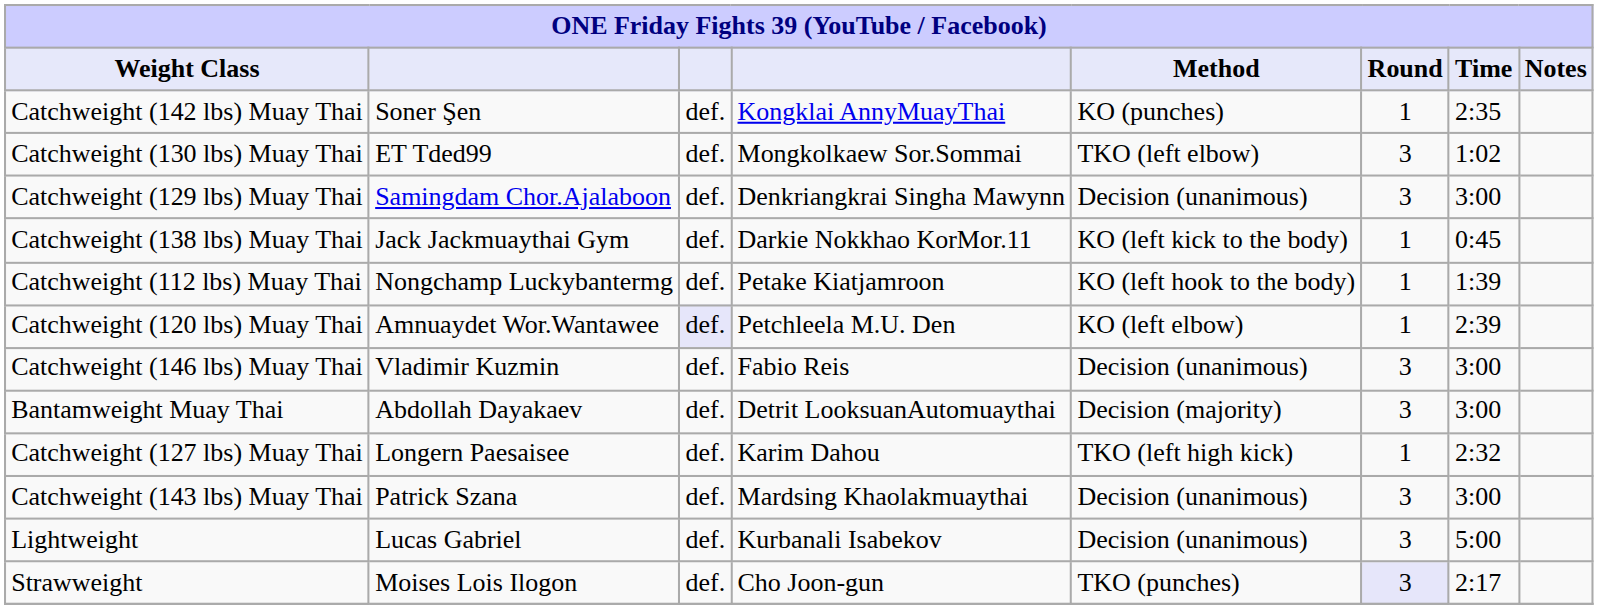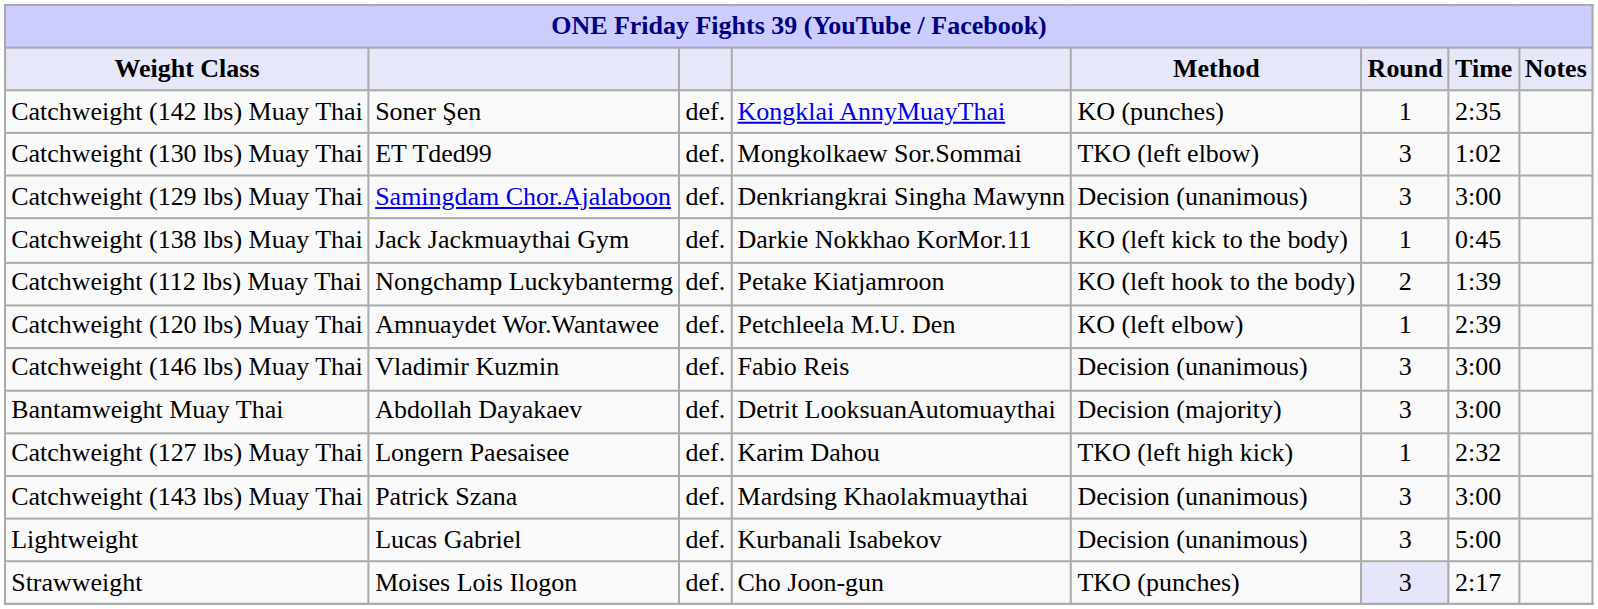(1405, 282) 1 -> (1405, 282) 2
(705, 325) lavender background -> (705, 325) no background
